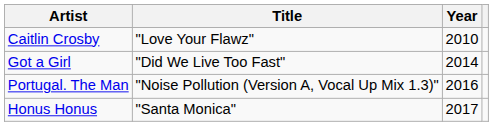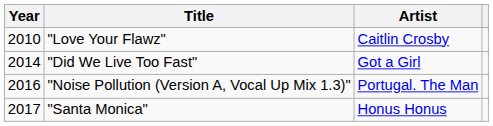columns swapped: (462, 16) <-> (68, 16)
